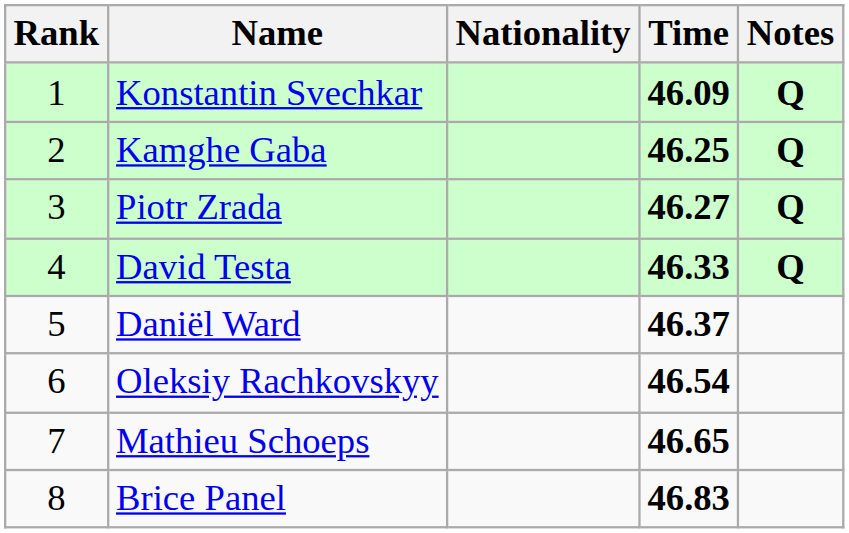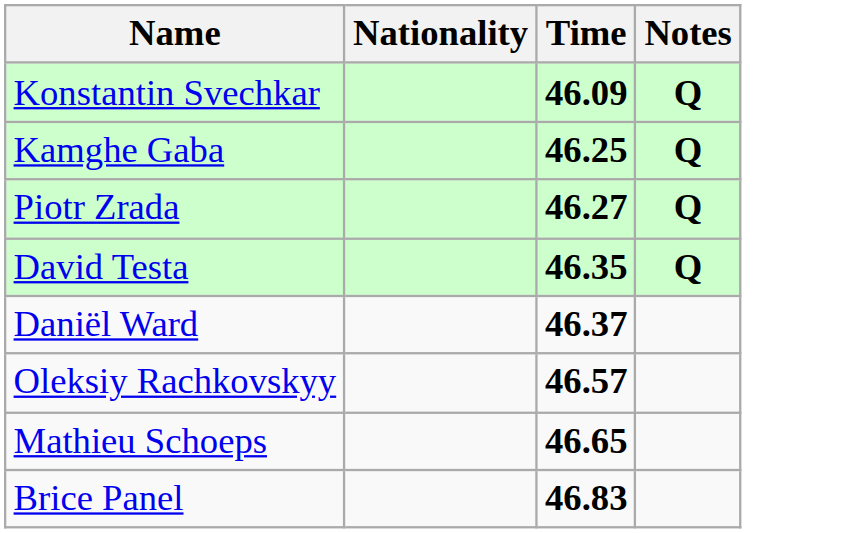- column: (56, 33)
(689, 265) 46.33 -> (586, 265) 46.35
(689, 382) 46.54 -> (586, 382) 46.57
